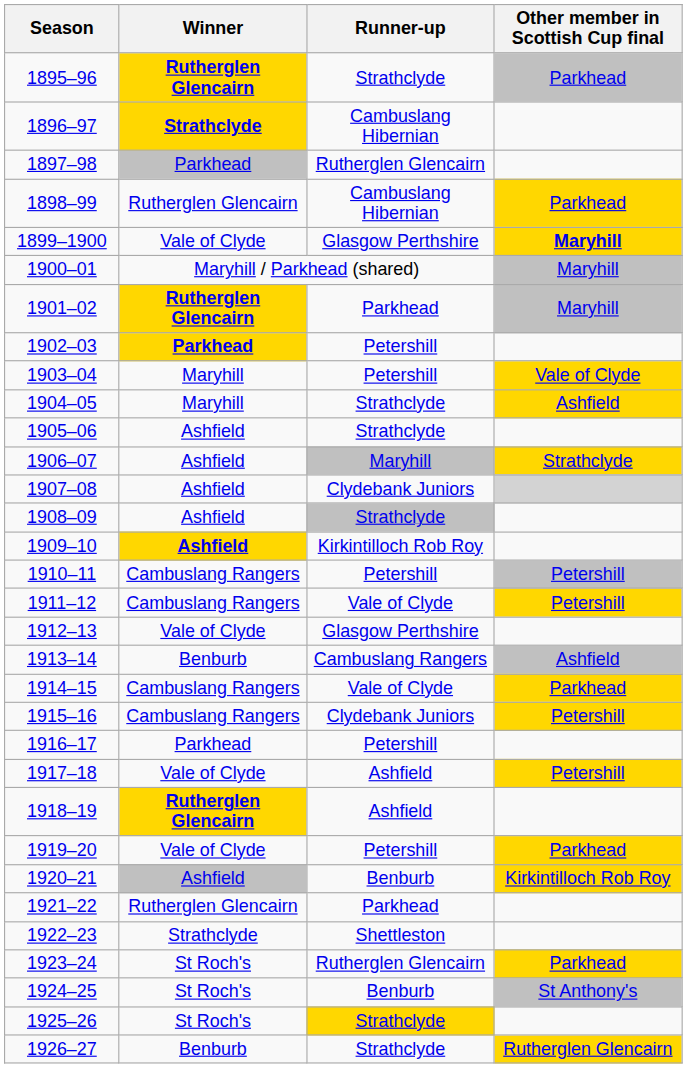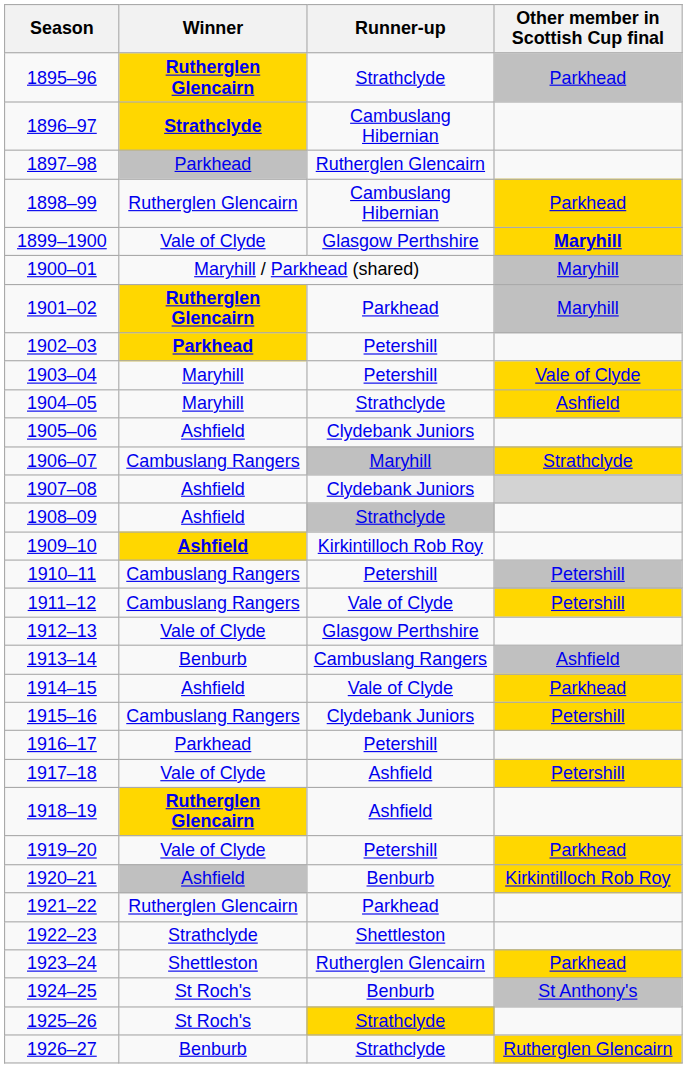(400, 432) Strathclyde -> (400, 432) Clydebank Juniors
(213, 460) Ashfield -> (213, 460) Cambuslang Rangers
(213, 687) Cambuslang Rangers -> (213, 687) Ashfield
(213, 963) St Roch's -> (213, 963) Shettleston
